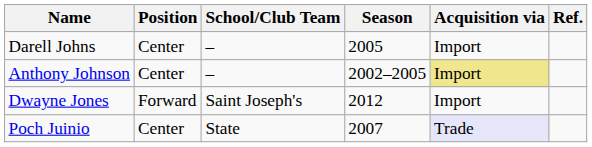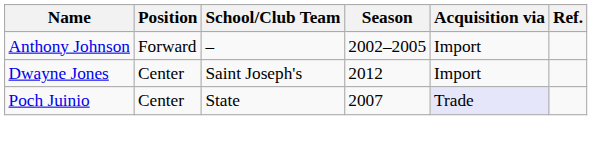- row: (52, 45)
(161, 73) Center -> (167, 45) Forward
(458, 73) khaki background -> (458, 45) no background
(167, 100) Forward -> (161, 73) Center
